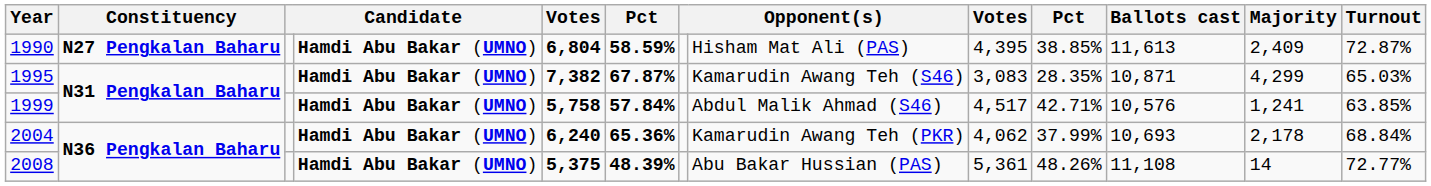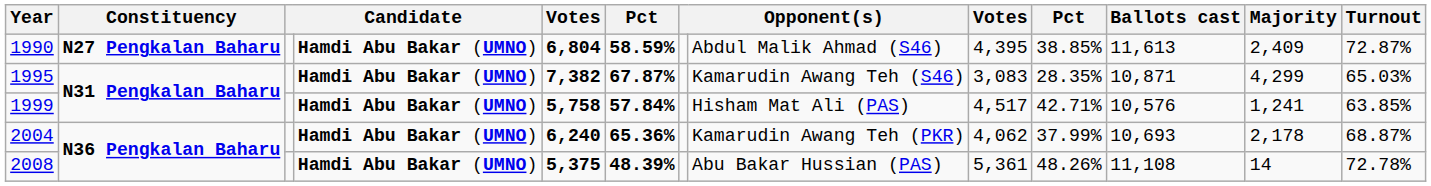(801, 49) Hisham Mat Ali (PAS) -> (817, 49) Abdul Malik Ahmad (S46)
(817, 107) Abdul Malik Ahmad (S46) -> (801, 107) Hisham Mat Ali (PAS)
(1378, 137) 68.84% -> (1378, 137) 68.87%
(1378, 166) 72.77% -> (1378, 166) 72.78%
